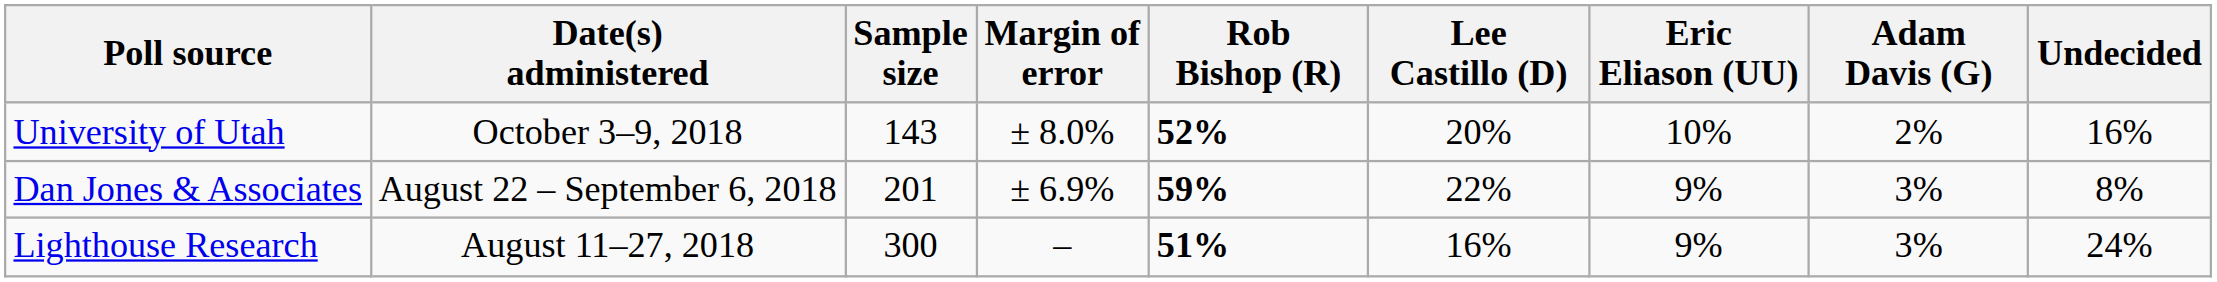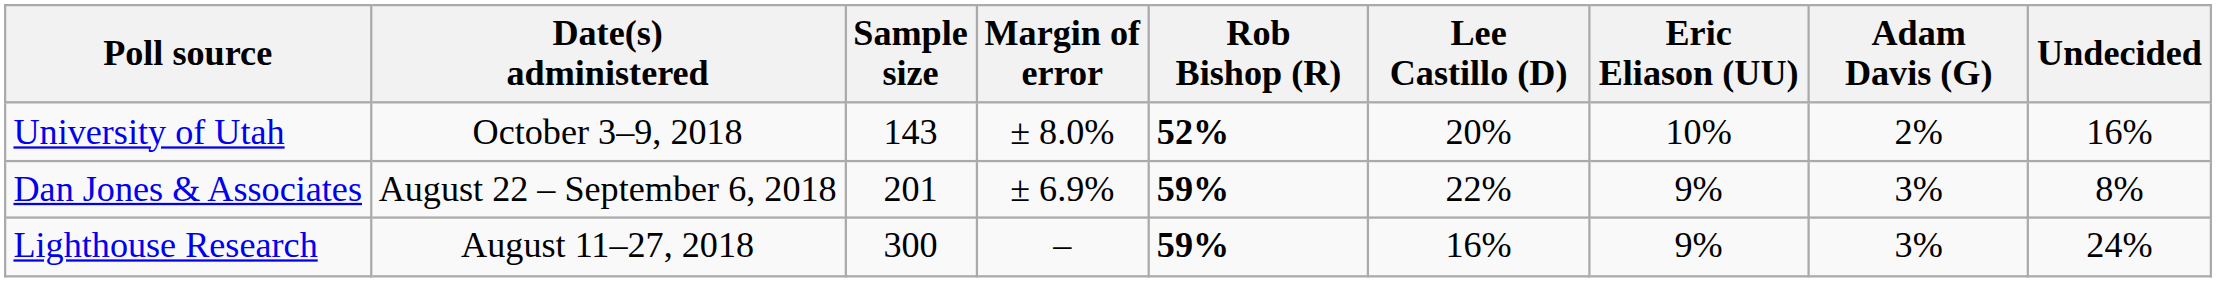(1193, 245) 51% -> (1193, 245) 59%
